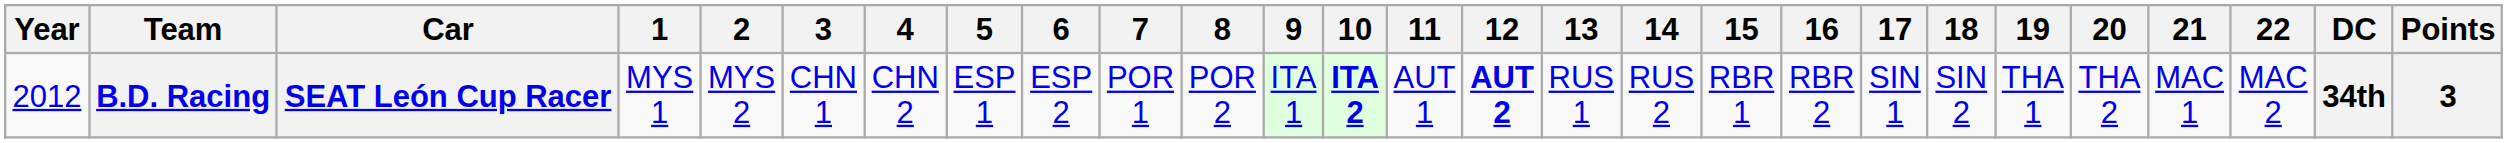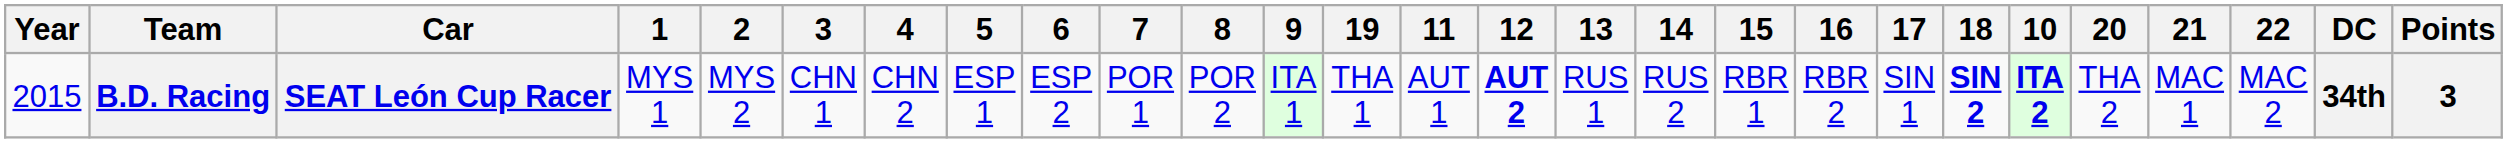columns swapped: (1355, 29) <-> (2033, 29)
(47, 95) 2012 -> (47, 95) 2015
(1961, 95) normal -> (1976, 95) bold
